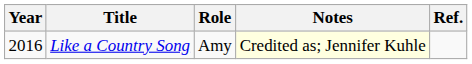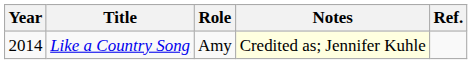(25, 44) 2016 -> (25, 44) 2014
